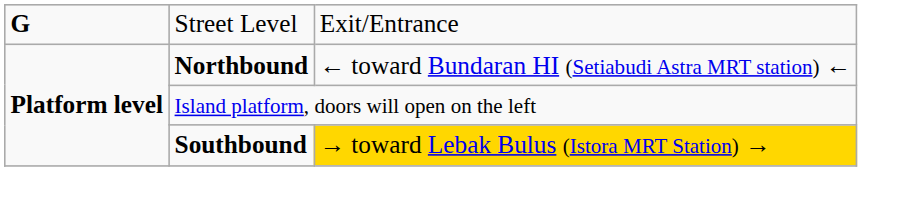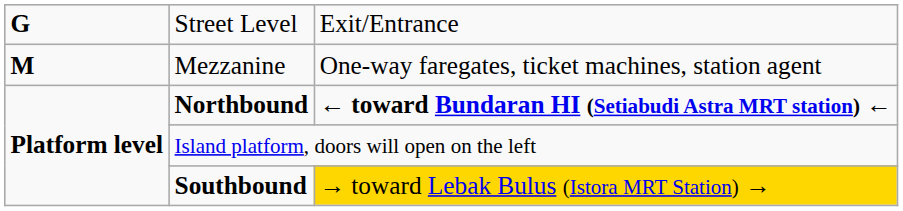+ row: (230, 64)
(585, 64) normal -> (606, 104) bold
